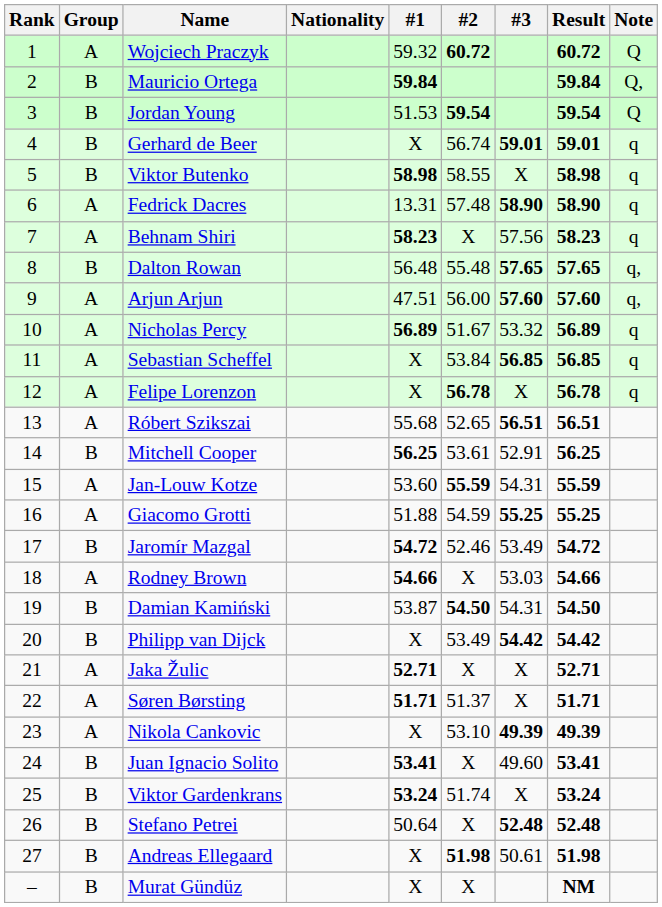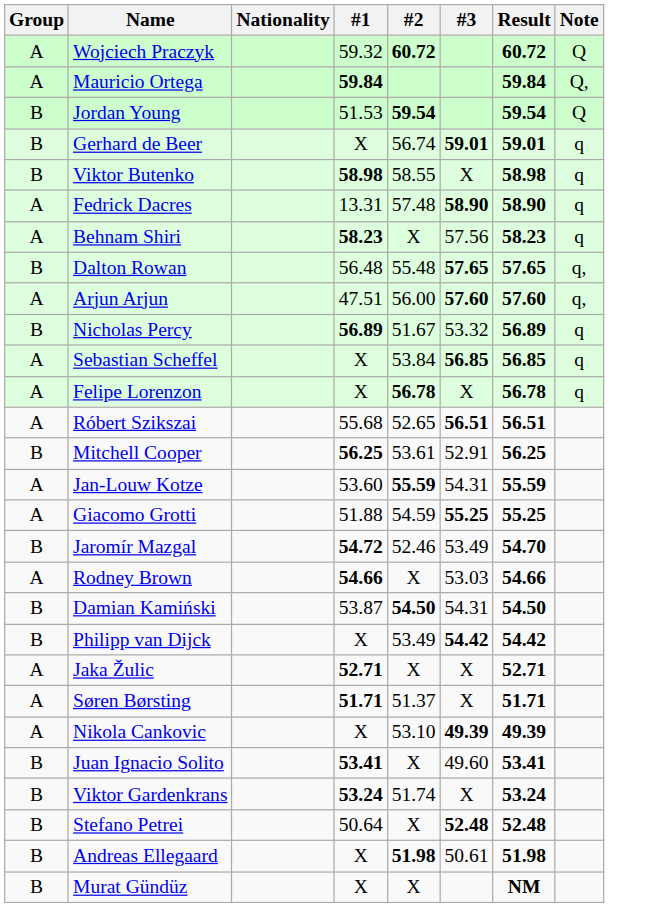- column: (32, 19)
(91, 81) B -> (37, 81) A
(91, 329) A -> (37, 329) B
(579, 546) 54.72 -> (524, 546) 54.70
